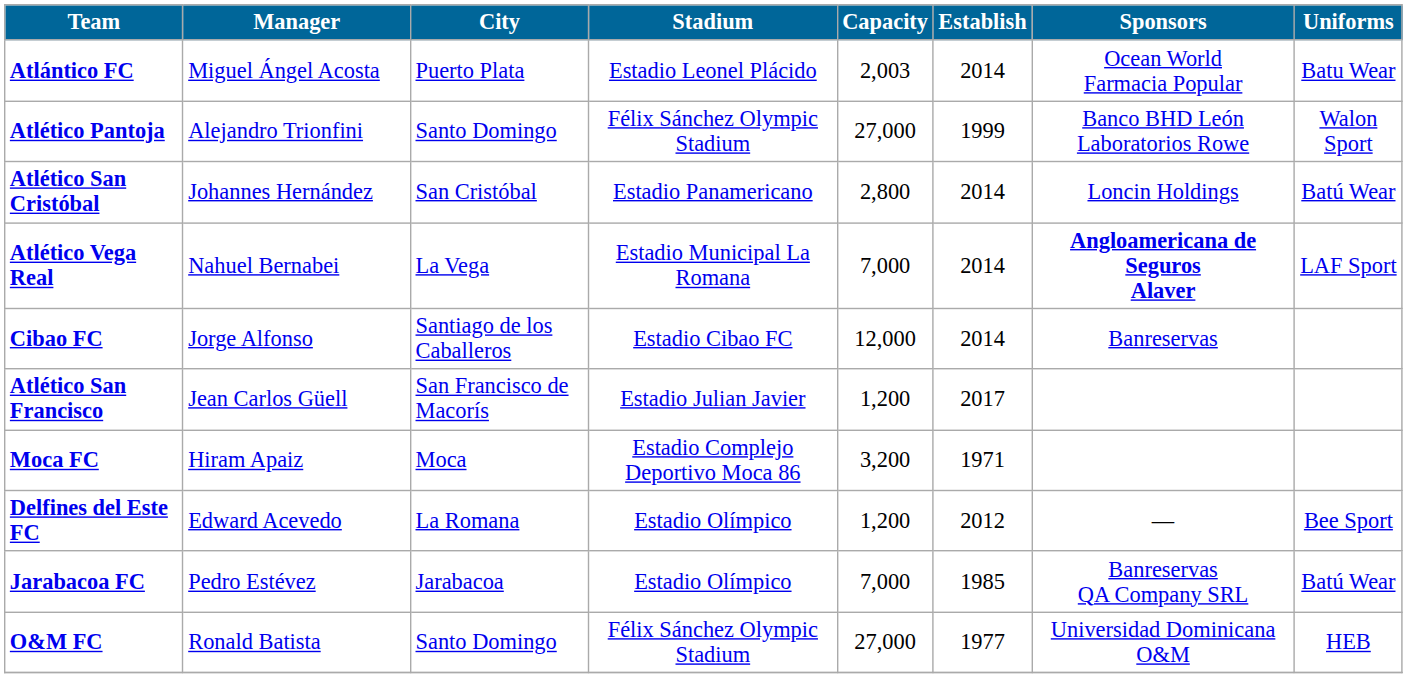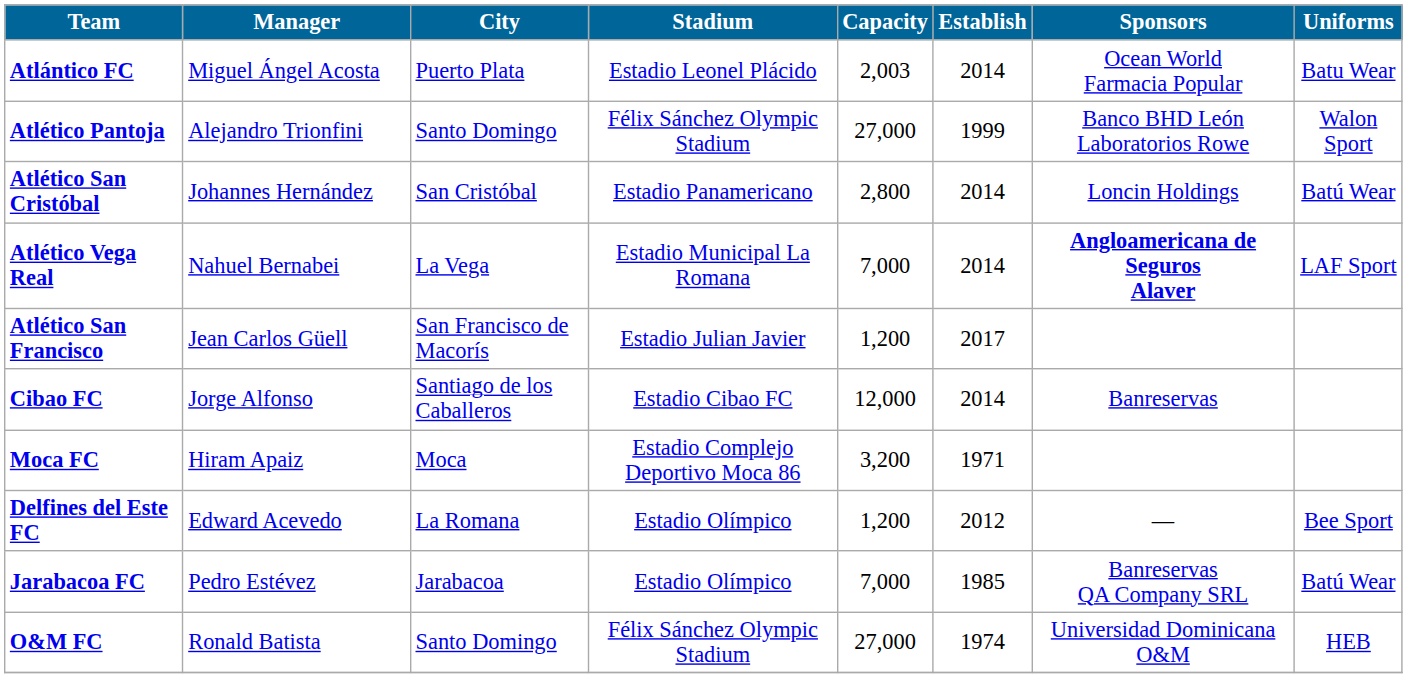rows swapped: (56, 338) <-> (68, 399)
(983, 642) 1977 -> (983, 642) 1974
